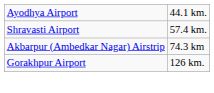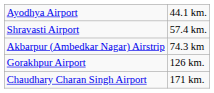+ row: (77, 79)
